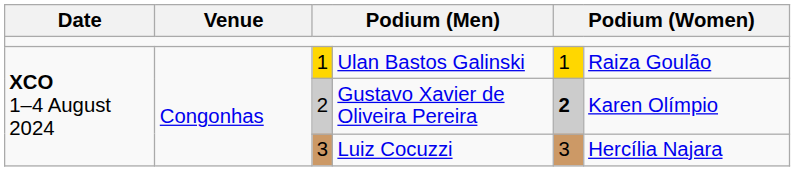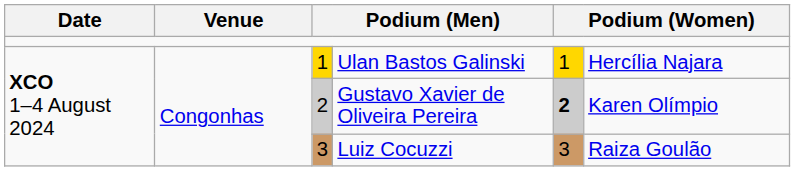(650, 62) Raiza Goulão -> (655, 62) Hercília Najara
(655, 149) Hercília Najara -> (650, 149) Raiza Goulão
